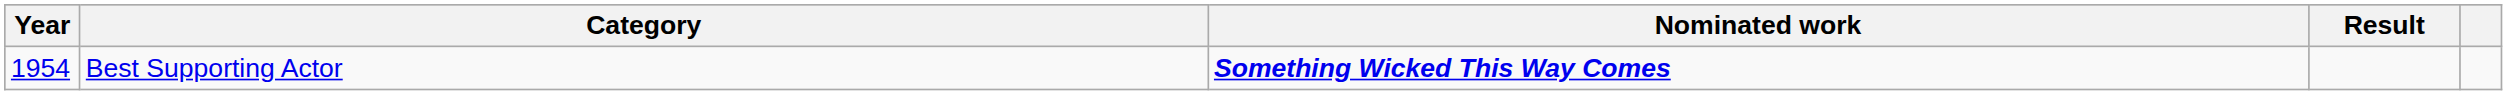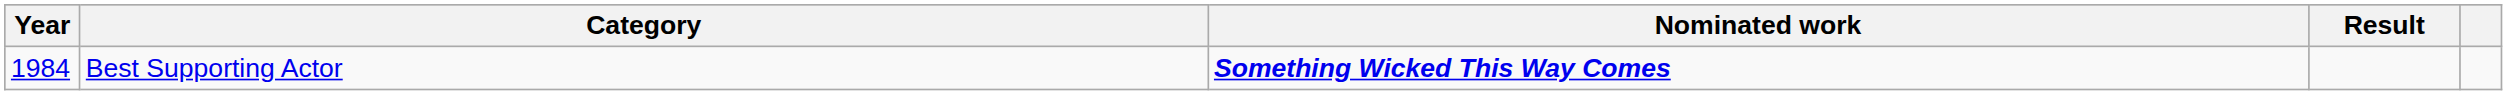(40, 67) 1954 -> (40, 67) 1984
